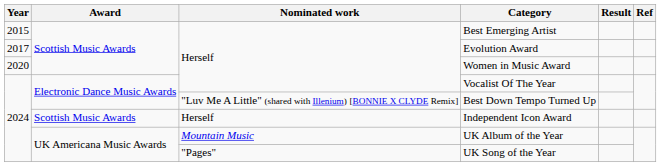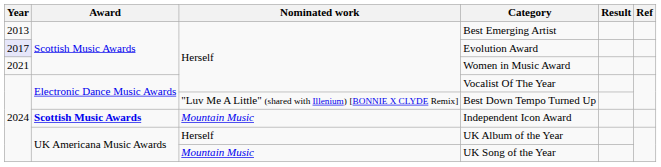(18, 30) 2015 -> (18, 30) 2013
(18, 48) no background -> (18, 48) lavender background
(18, 65) 2020 -> (18, 65) 2021
(85, 118) normal -> (88, 118) bold
(198, 118) Herself -> (218, 118) Mountain Music
(218, 135) Mountain Music -> (198, 135) Herself
(199, 153) "Pages" -> (218, 153) Mountain Music
